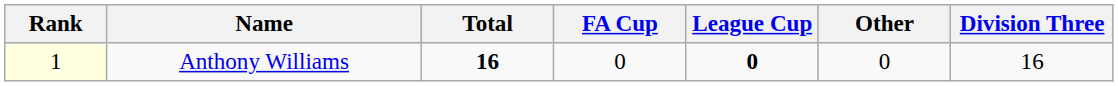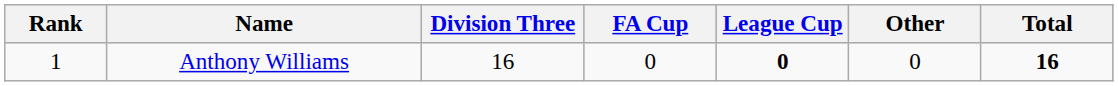columns swapped: (1032, 23) <-> (488, 23)
(56, 61) lightyellow background -> (56, 61) no background
